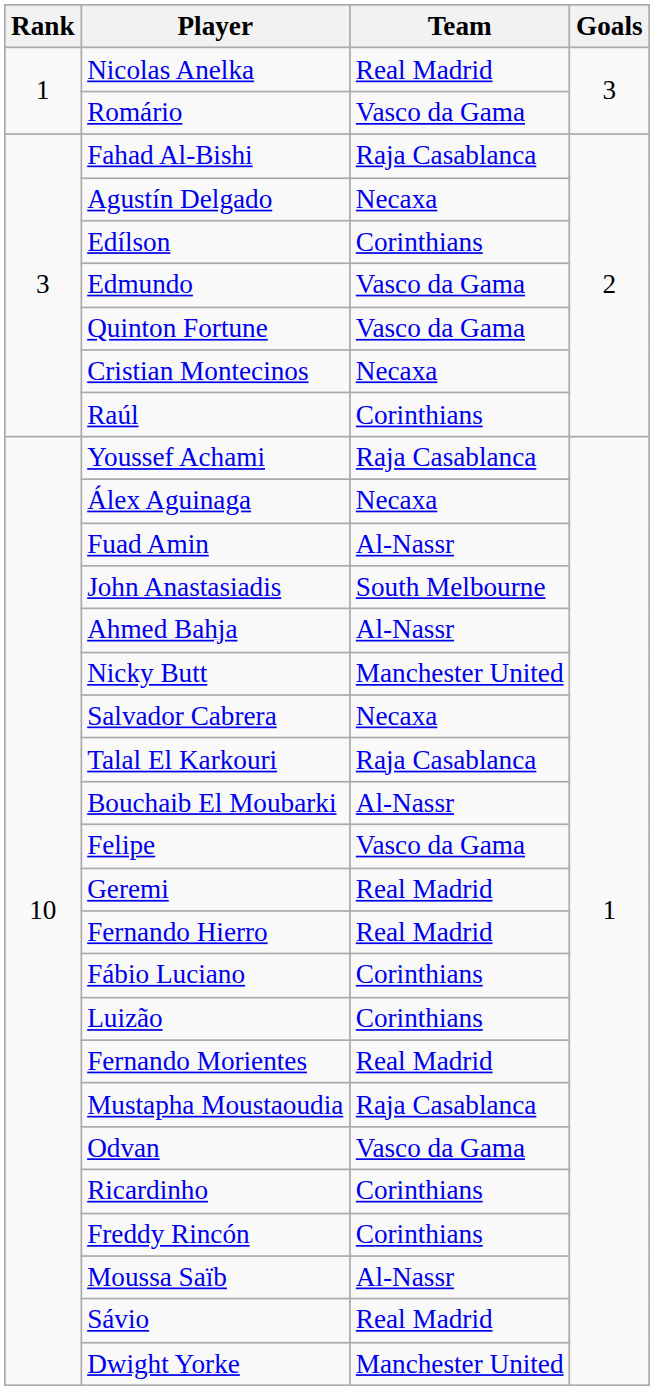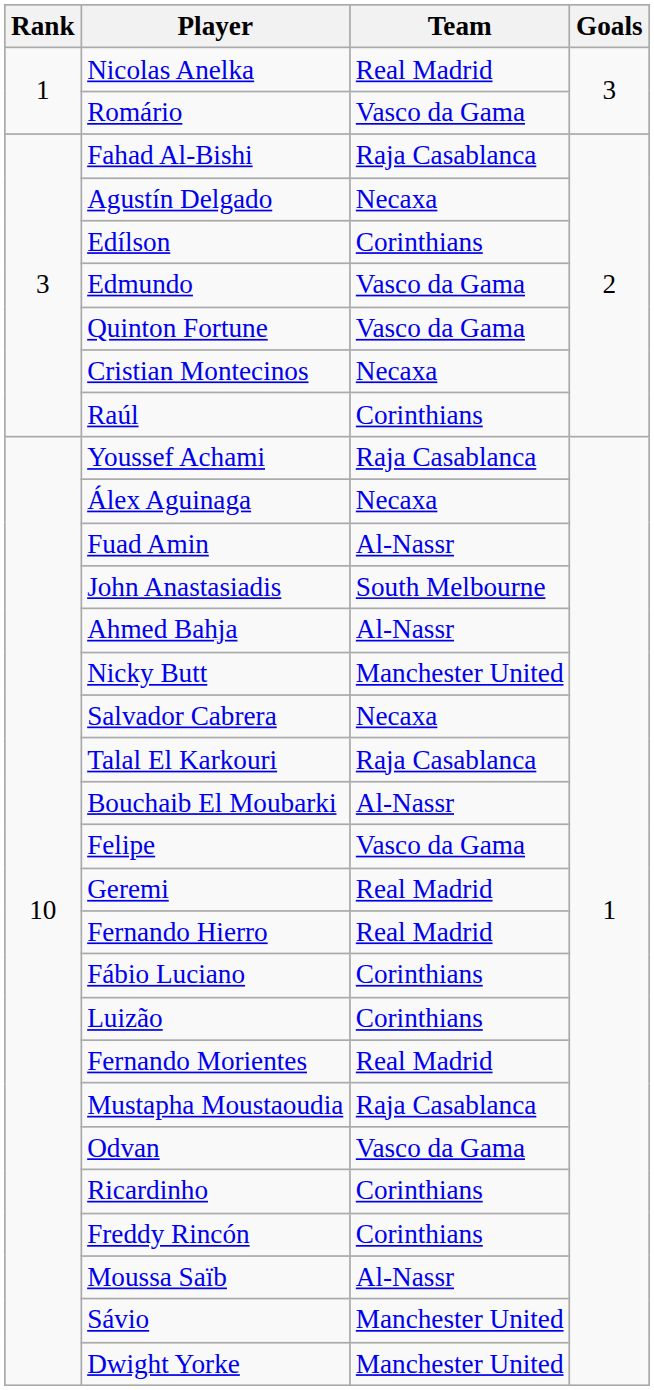(424, 1320) Real Madrid -> (460, 1320) Manchester United
